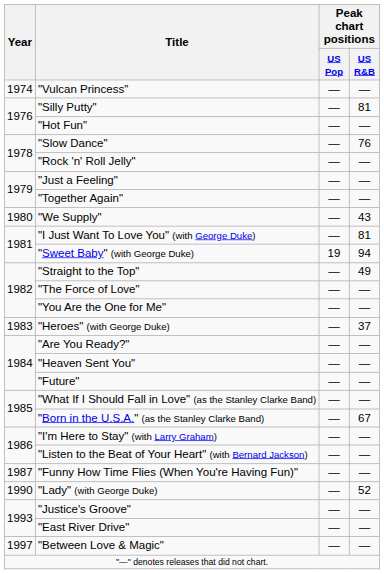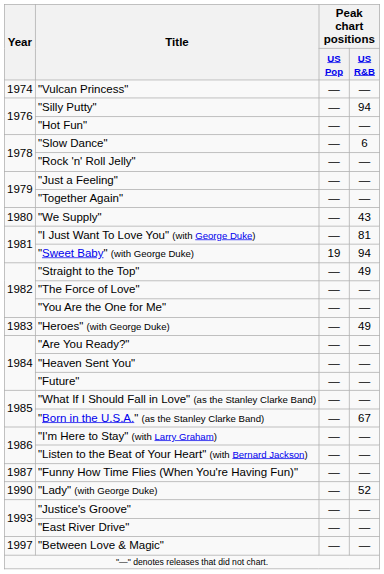(365, 107) 81 -> (365, 107) 94
(365, 143) 76 -> (365, 143) 6
(365, 326) 37 -> (365, 326) 49
